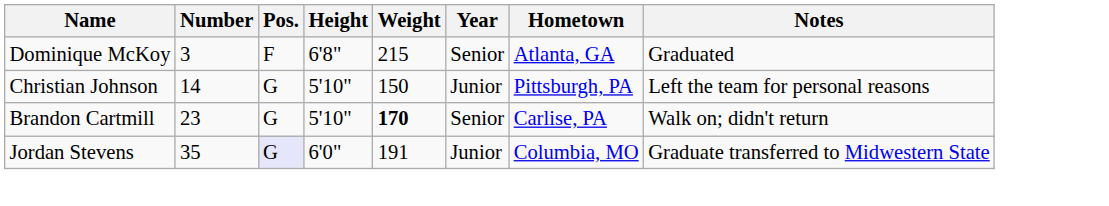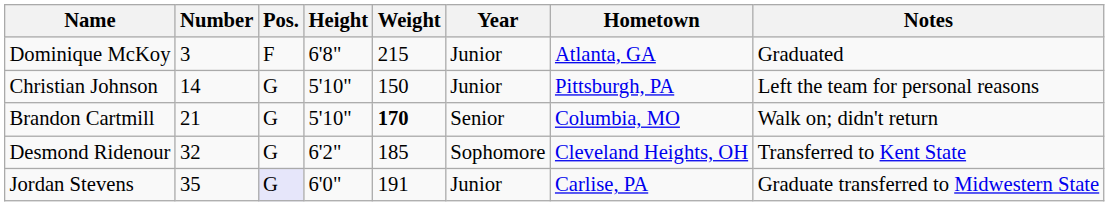(477, 53) Senior -> (476, 53) Junior
(190, 119) 23 -> (190, 119) 21
(560, 119) Carlise, PA -> (617, 119) Columbia, MO
+ row: (90, 151)
(576, 151) Columbia, MO -> (602, 184) Carlise, PA
